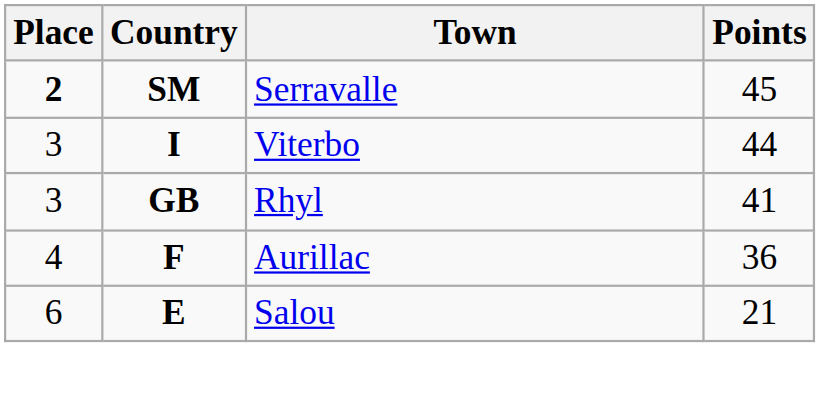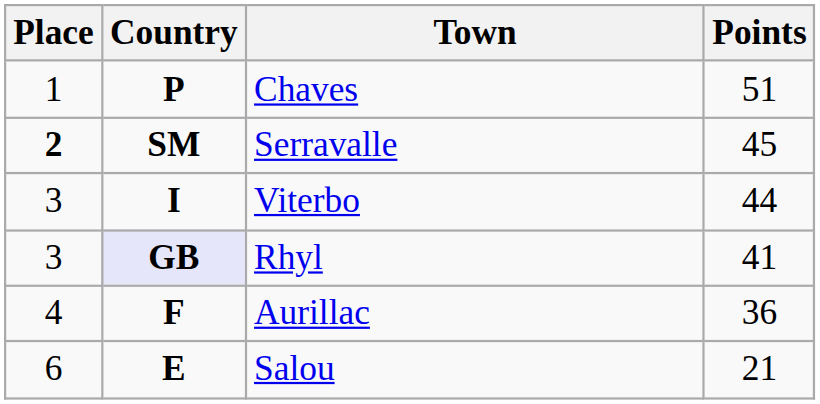+ row: (306, 88)
(174, 200) no background -> (174, 256) lavender background
